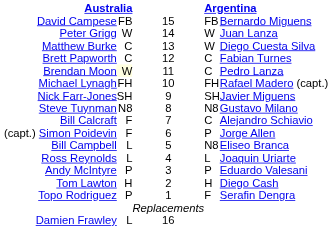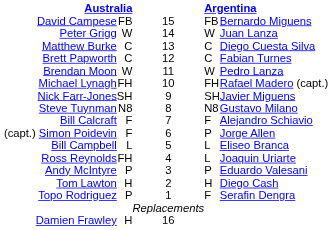(209, 46) W -> (208, 46) C
(127, 71) lightyellow background -> (127, 71) no background
(208, 71) C -> (209, 71) W
(208, 121) C -> (208, 121) F
(211, 146) N8 -> (207, 146) L
(129, 158) L -> (125, 158) FH
(129, 220) L -> (128, 220) H
